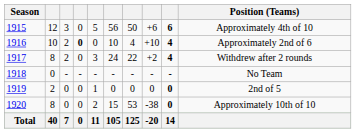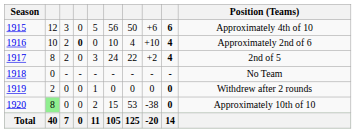(265, 58) Withdrew after 2 rounds -> (265, 58) 2nd of 5
(265, 89) 2nd of 5 -> (265, 89) Withdrew after 2 rounds
(53, 105) no background -> (53, 105) lightgreen background
